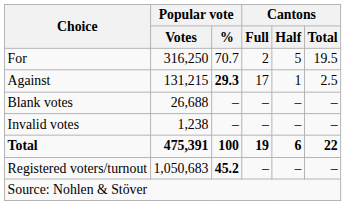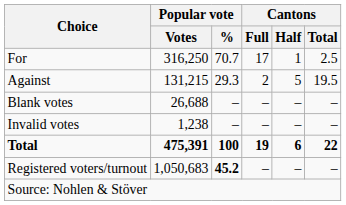(265, 59) 2 -> (262, 59) 17
(298, 59) 5 -> (298, 59) 1
(326, 59) 19.5 -> (329, 59) 2.5
(227, 80) bold -> (227, 80) normal
(262, 80) 17 -> (265, 80) 2
(298, 80) 1 -> (298, 80) 5
(329, 80) 2.5 -> (326, 80) 19.5
